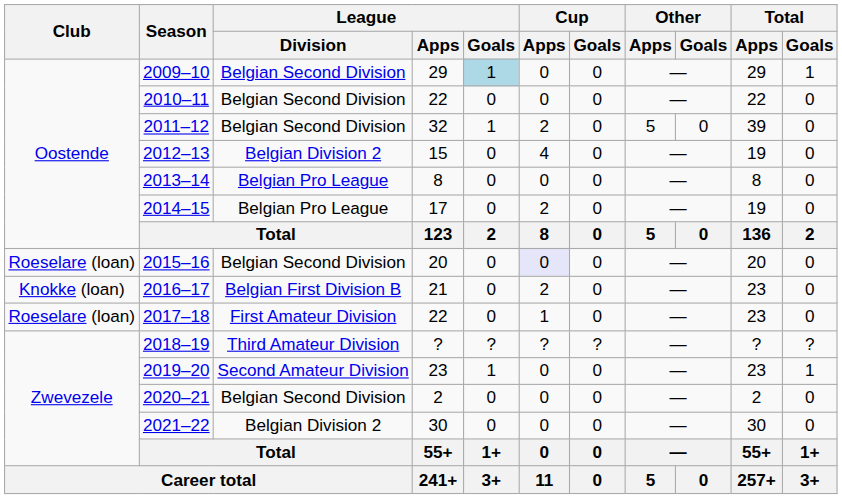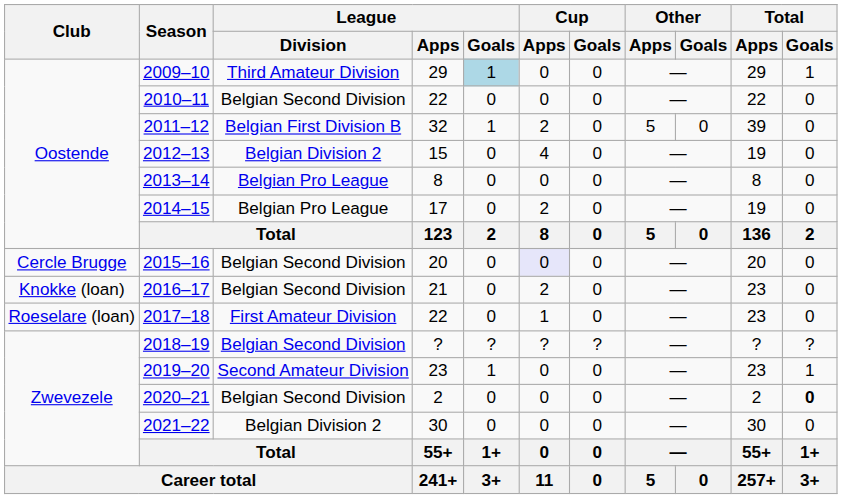(313, 72) Belgian Second Division -> (313, 72) Third Amateur Division
(313, 126) Belgian Second Division -> (313, 126) Belgian First Division B
(72, 262) Roeselare (loan) -> (72, 262) Cercle Brugge
(313, 289) Belgian First Division B -> (313, 289) Belgian Second Division
(313, 343) Third Amateur Division -> (313, 343) Belgian Second Division
(810, 398) normal -> (810, 398) bold
